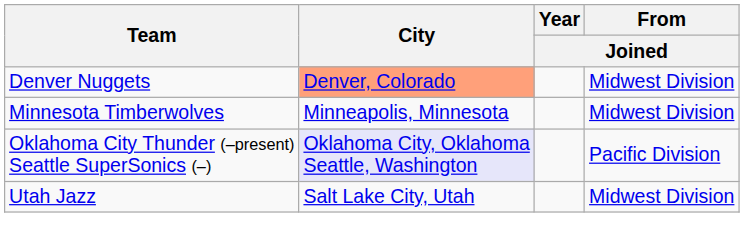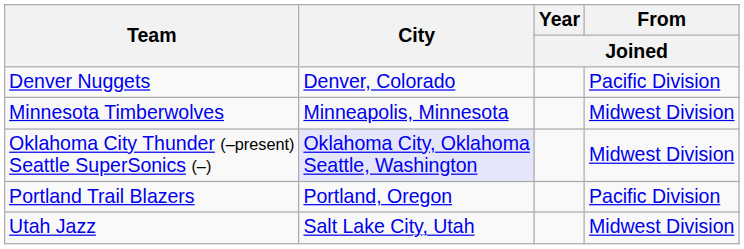(379, 81) lightsalmon background -> (379, 81) no background
(662, 81) Midwest Division -> (655, 81) Pacific Division
(655, 154) Pacific Division -> (662, 154) Midwest Division
+ row: (102, 196)
